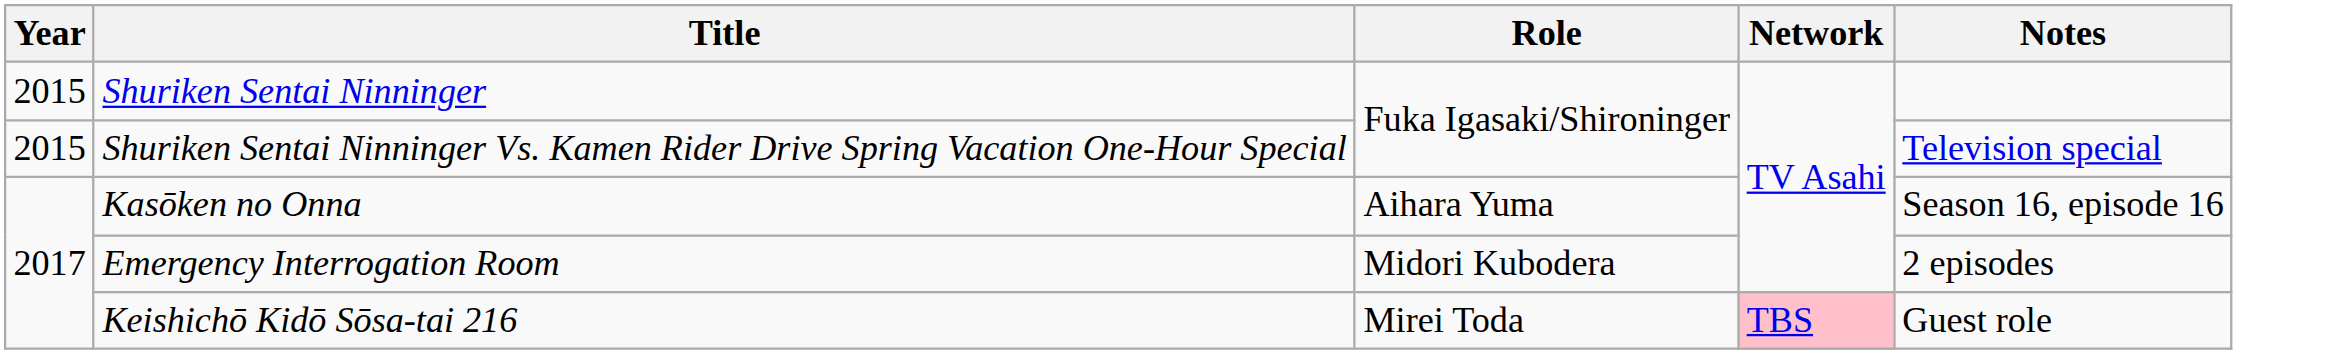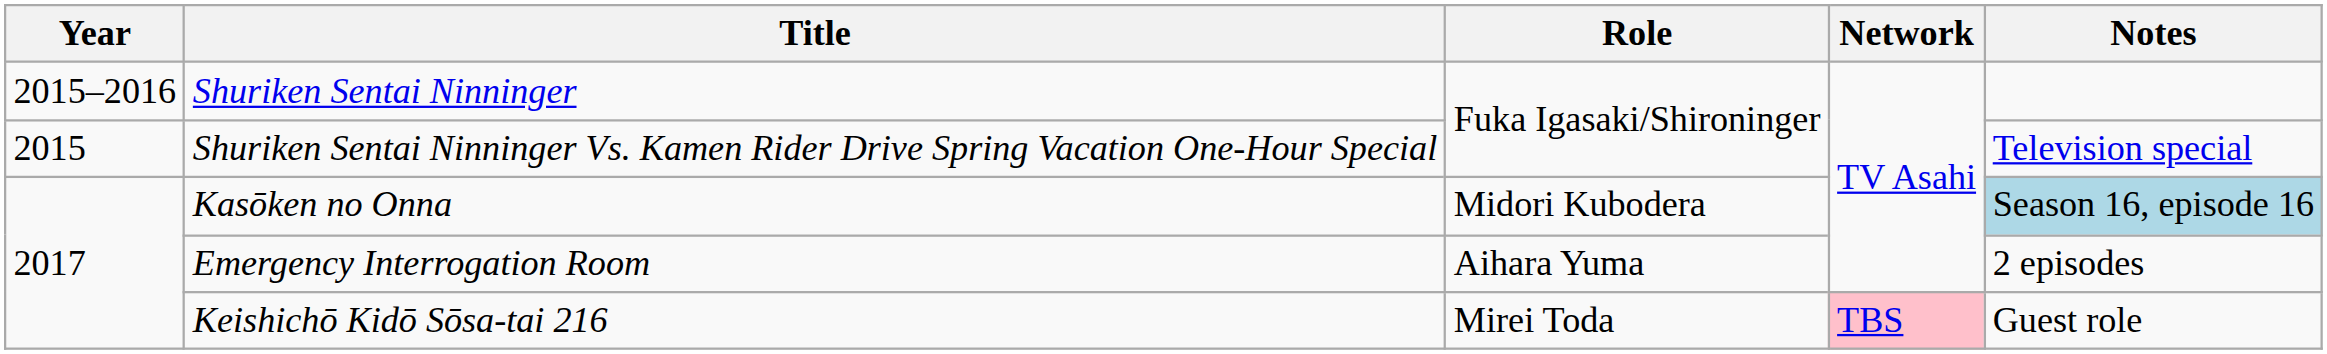(50, 90) 2015 -> (95, 90) 2015–2016
(1459, 205) Aihara Yuma -> (1580, 205) Midori Kubodera
(2063, 205) no background -> (2153, 205) lightblue background
(1489, 262) Midori Kubodera -> (1549, 262) Aihara Yuma
